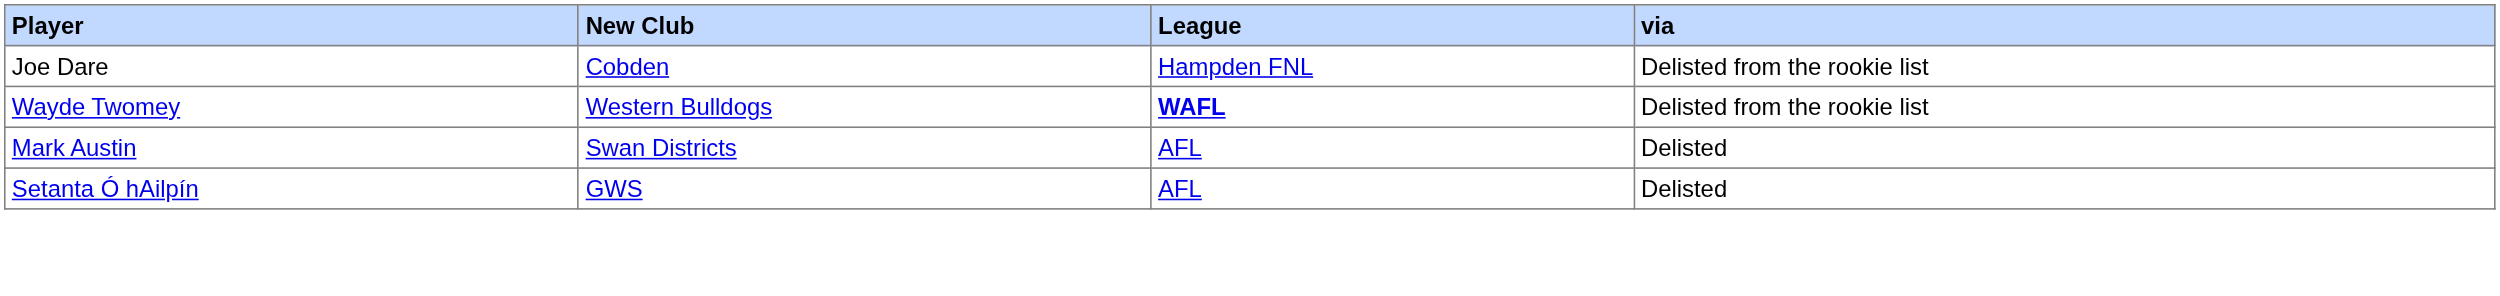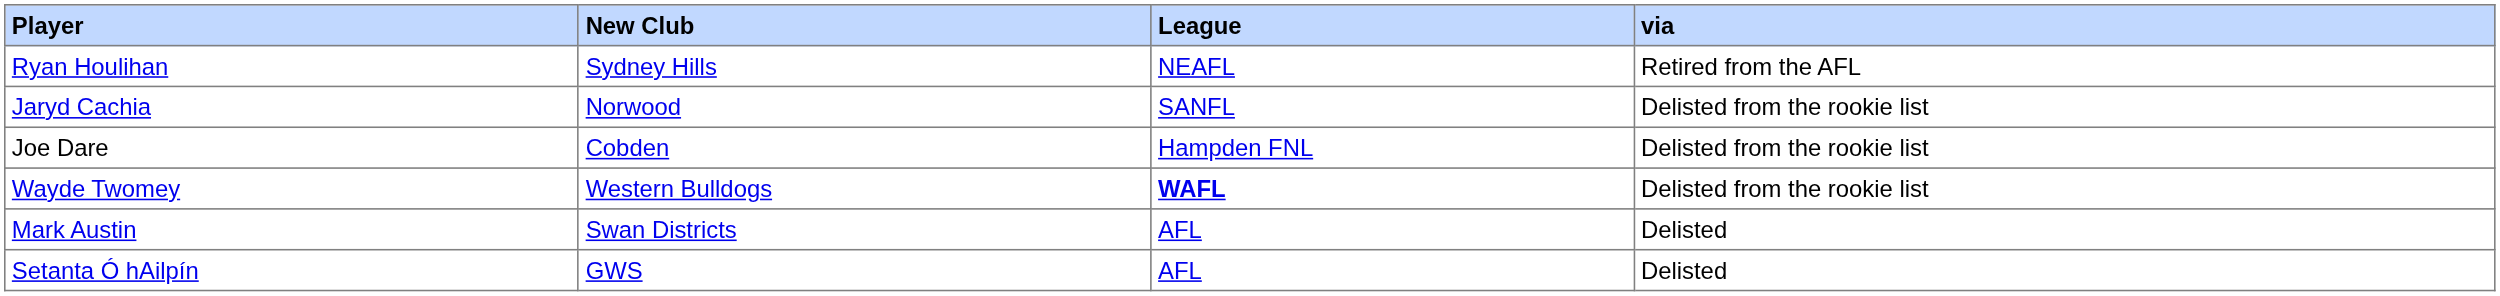+ row: (90, 66)
+ row: (81, 107)
